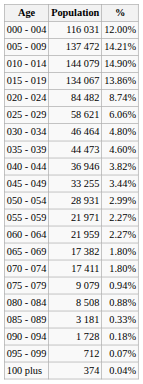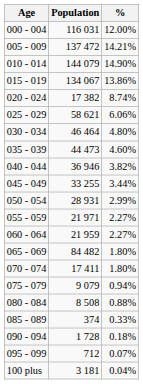(85, 98) 84 482 -> (85, 98) 17 382
(85, 251) 17 382 -> (85, 251) 84 482
(88, 319) 3 181 -> (92, 319) 374
(92, 371) 374 -> (88, 371) 3 181
